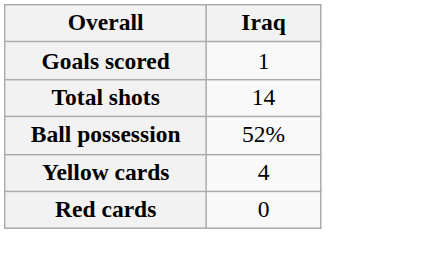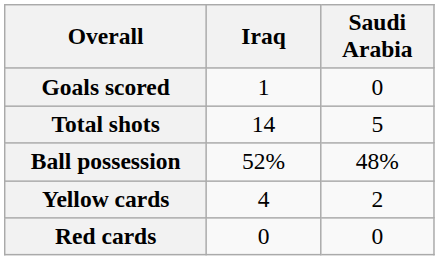+ column: (377, 36)
